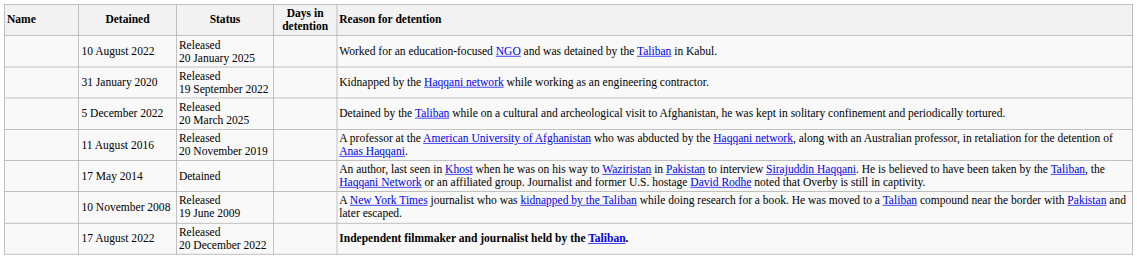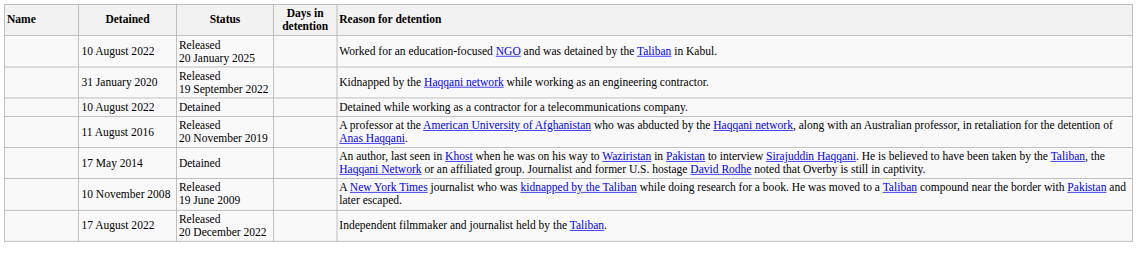- row: (122, 113)
+ row: (118, 107)
(484, 238) bold -> (473, 225) normal
